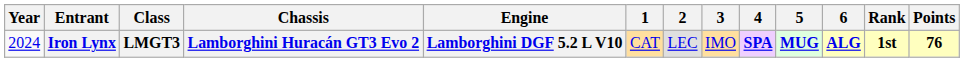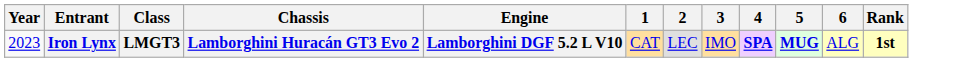- column: (934, 17)
(24, 43) 2024 -> (24, 43) 2023
(844, 43) bold -> (843, 43) normal
